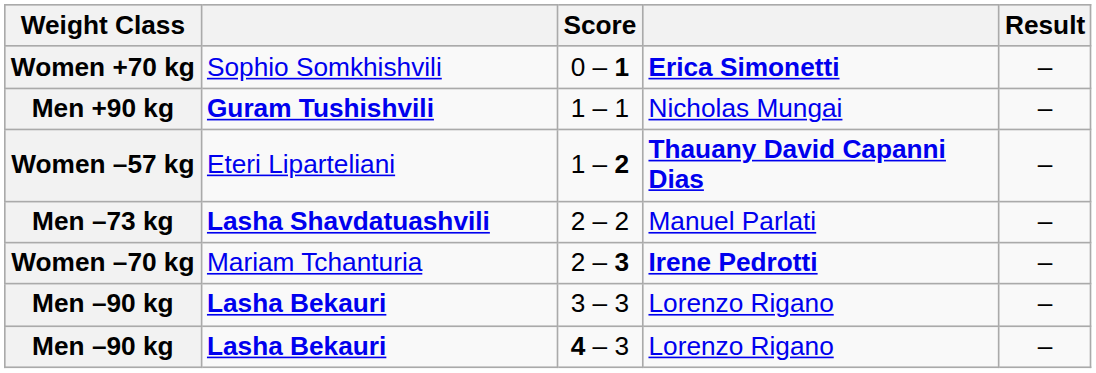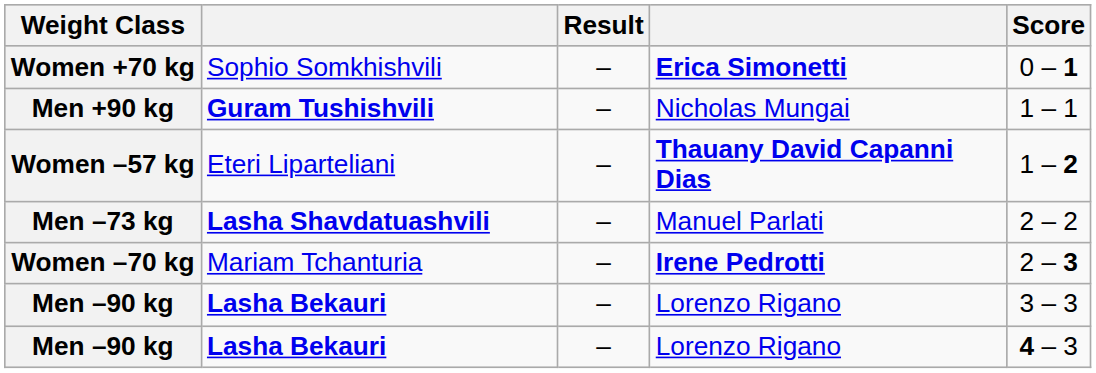columns swapped: (1045, 25) <-> (600, 25)
